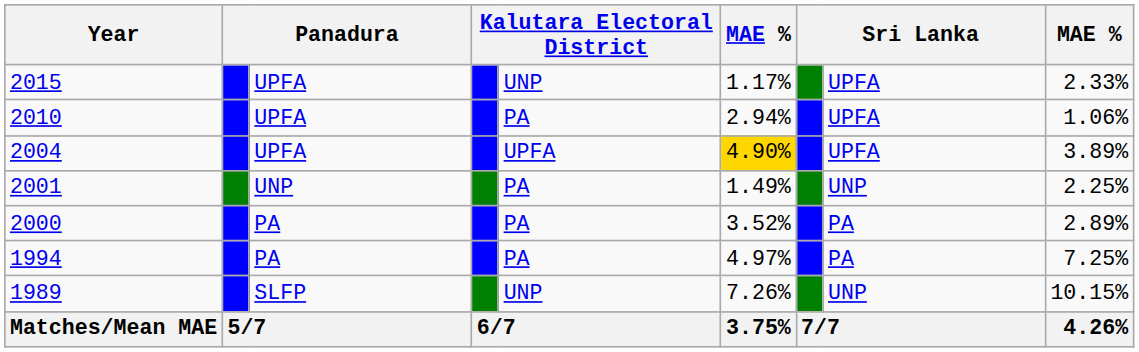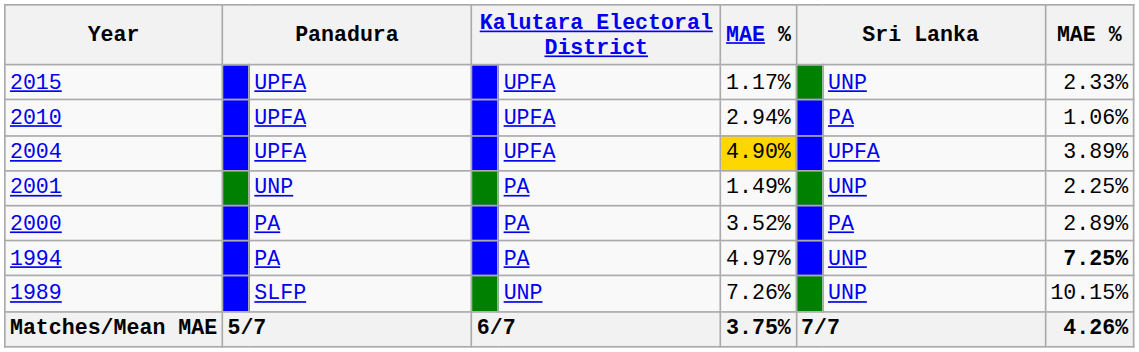(523, 82) UNP -> (530, 82) UPFA
(854, 82) UPFA -> (847, 82) UNP
(517, 118) PA -> (530, 118) UPFA
(854, 118) UPFA -> (841, 118) PA
(841, 258) PA -> (847, 258) UNP
(1096, 258) normal -> (1096, 258) bold
